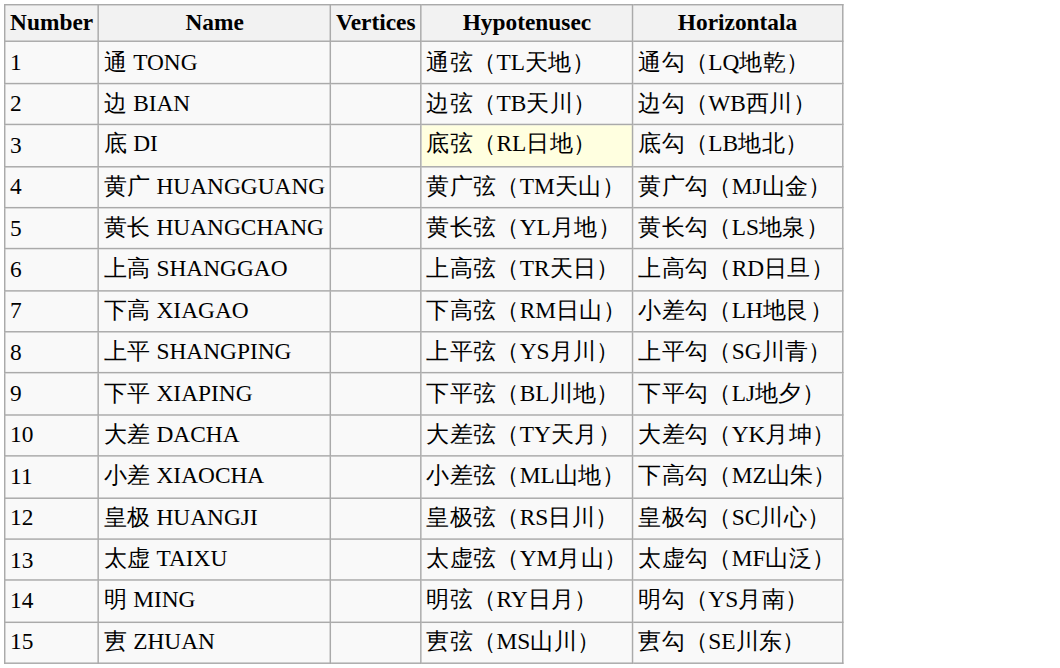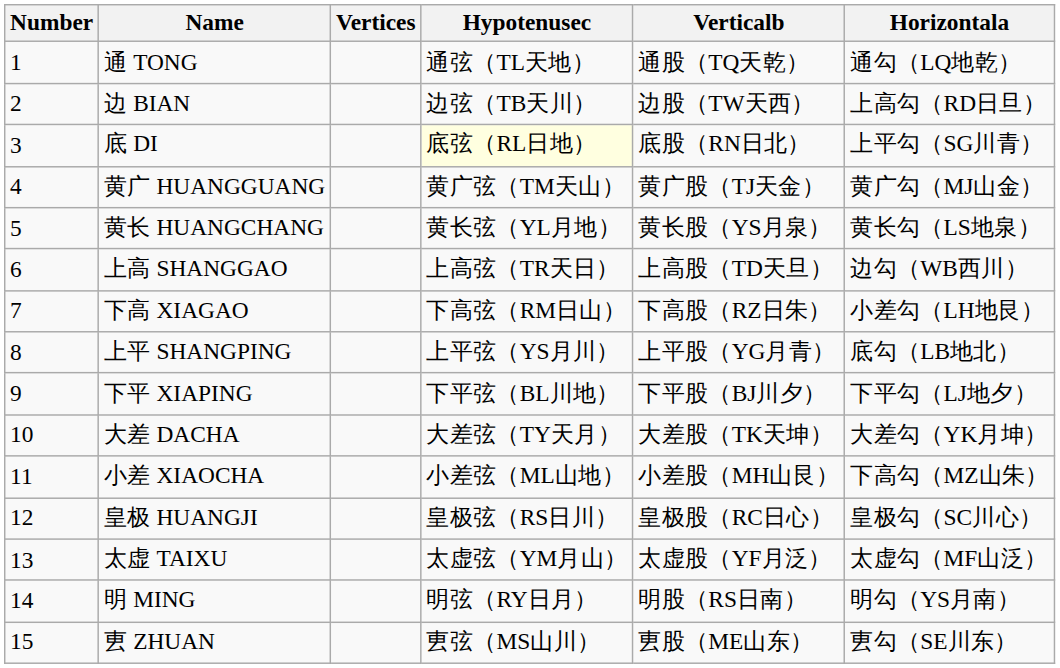+ column: (739, 23)
(727, 102) 边勾（WB西川） -> (948, 102) 上高勾（RD日旦）
(723, 144) 底勾（LB地北） -> (947, 144) 上平勾（SG川青）
(736, 268) 上高勾（RD日旦） -> (939, 268) 边勾（WB西川）
(735, 351) 上平勾（SG川青） -> (935, 351) 底勾（LB地北）
